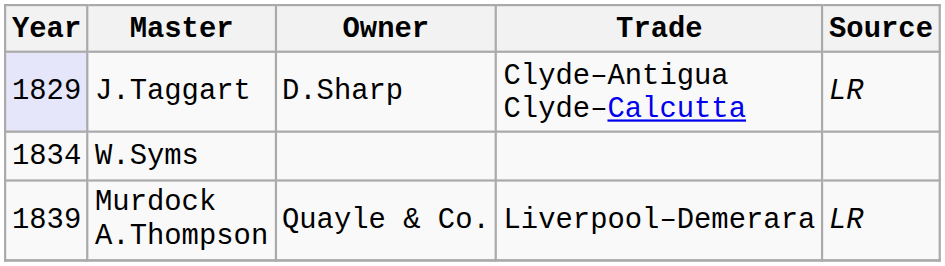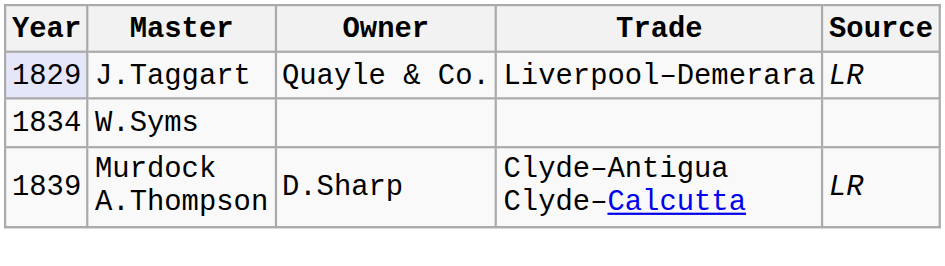(343, 92) D.Sharp -> (386, 76) Quayle & Co.
(625, 92) Clyde–Antigua Clyde–Calcutta -> (659, 76) Liverpool–Demerara
(386, 220) Quayle & Co. -> (343, 186) D.Sharp
(659, 220) Liverpool–Demerara -> (625, 186) Clyde–Antigua Clyde–Calcutta
